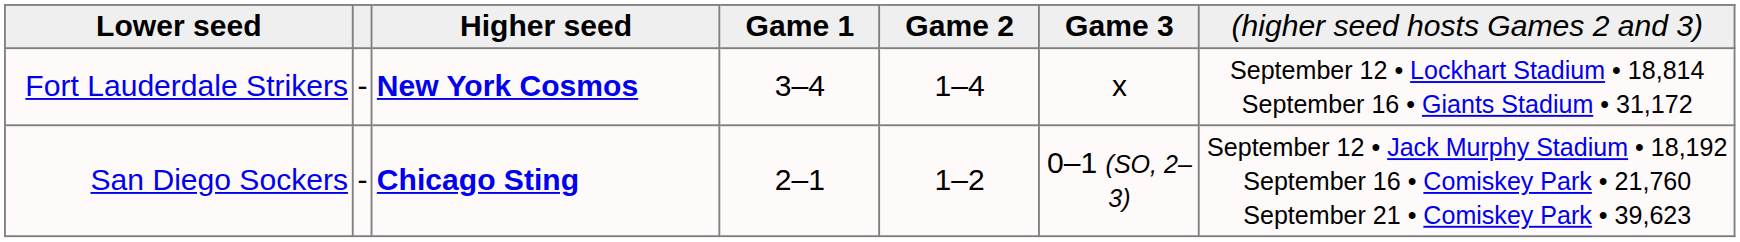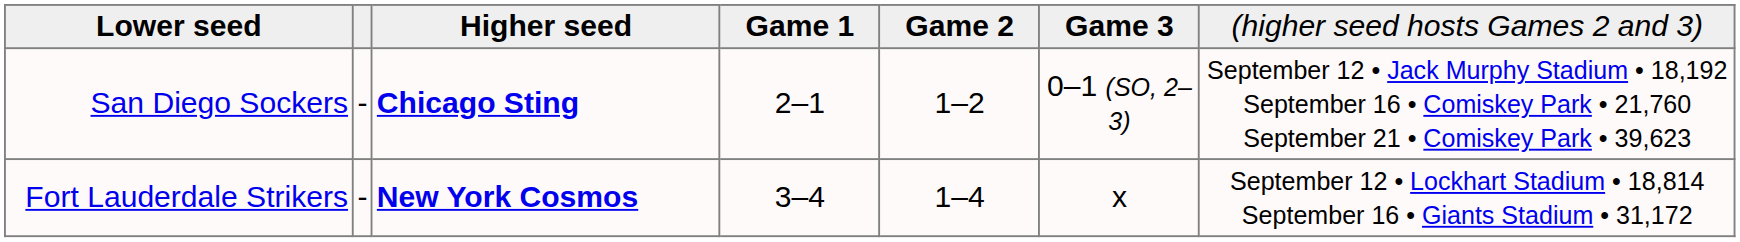rows swapped: (187, 86) <-> (219, 180)
